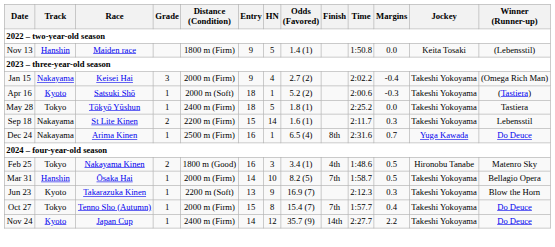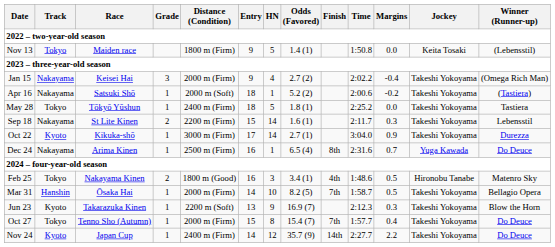(55, 50) Hanshin -> (55, 50) Tokyo
(55, 93) Kyoto -> (55, 93) Nakayama
(392, 93) -0.3 -> (392, 93) -0.2
+ row: (20, 136)
